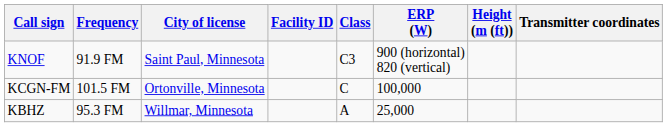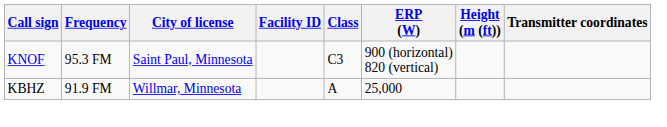(100, 59) 91.9 FM -> (88, 59) 95.3 FM
- row: (39, 89)
(100, 110) 95.3 FM -> (88, 89) 91.9 FM
